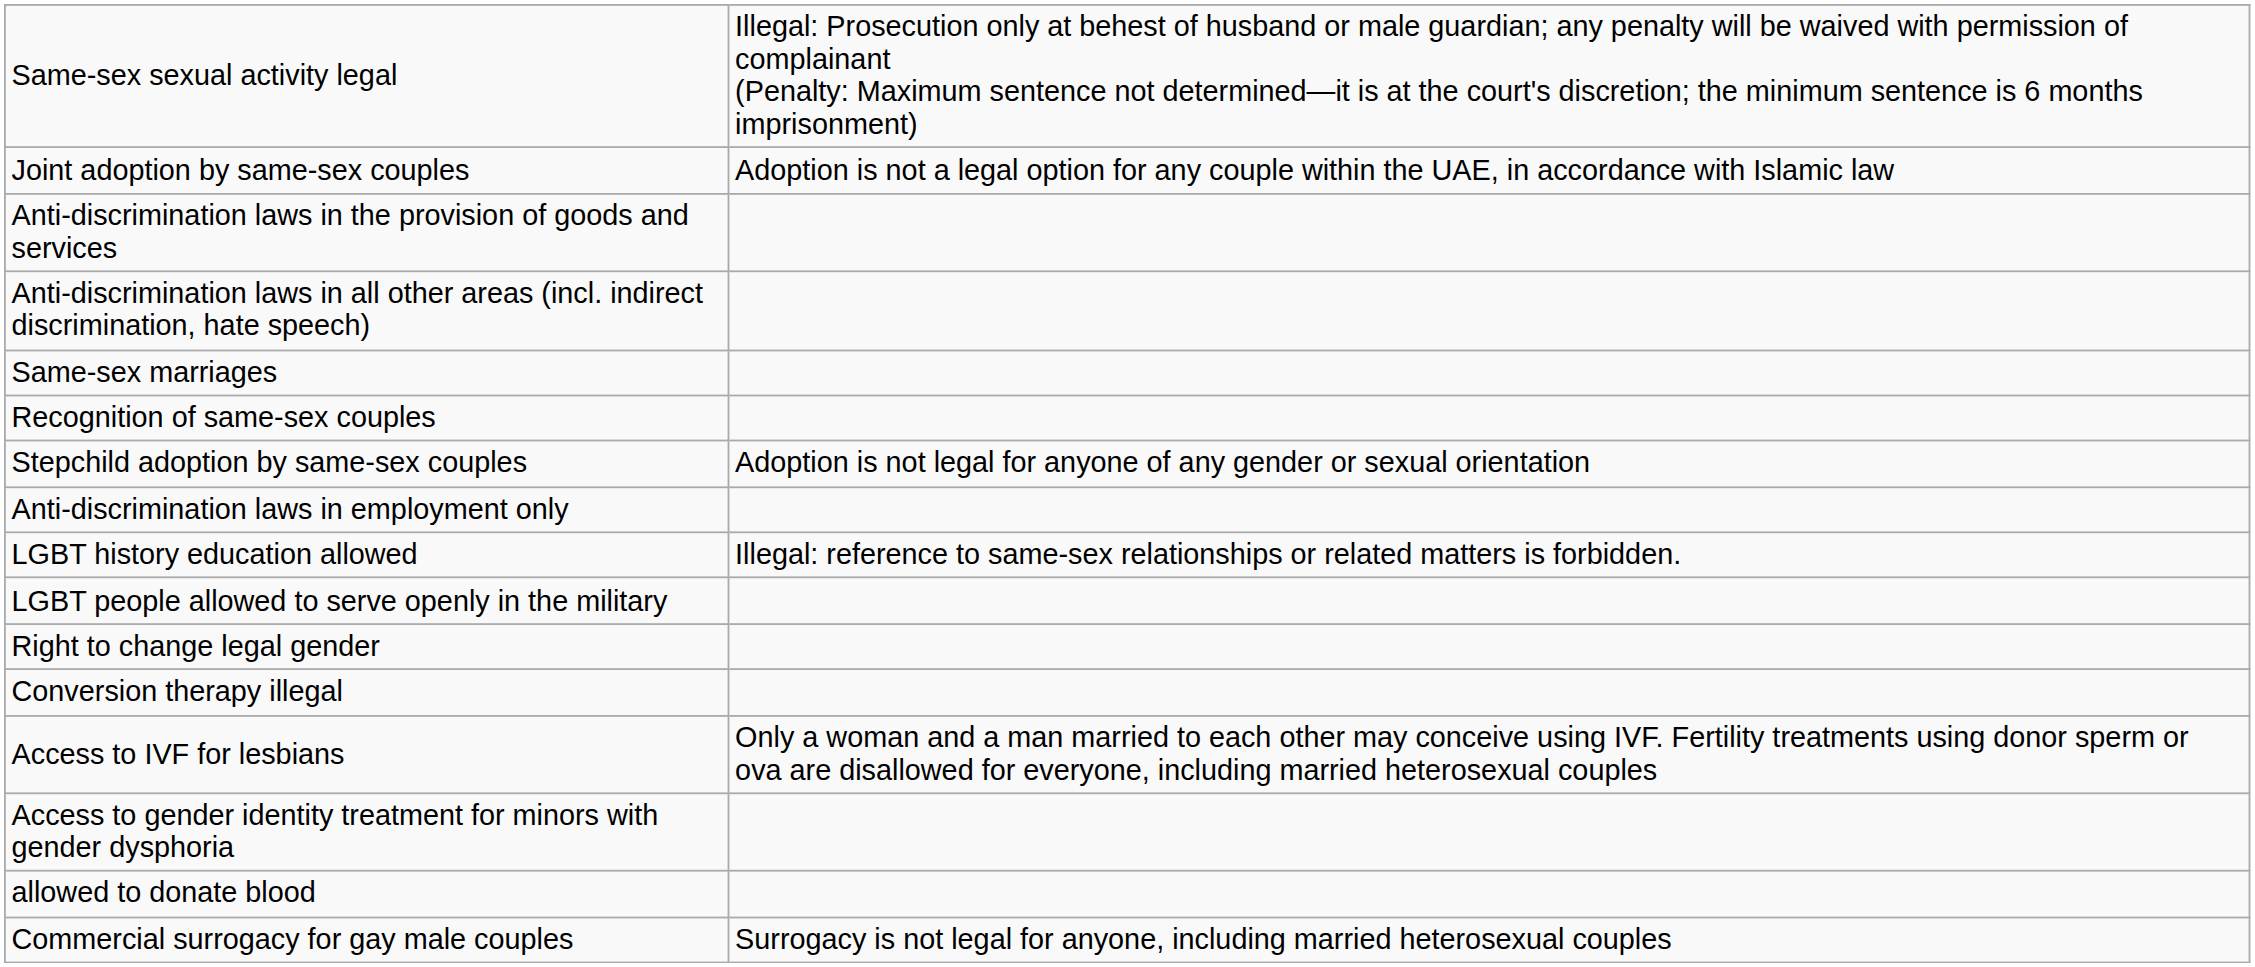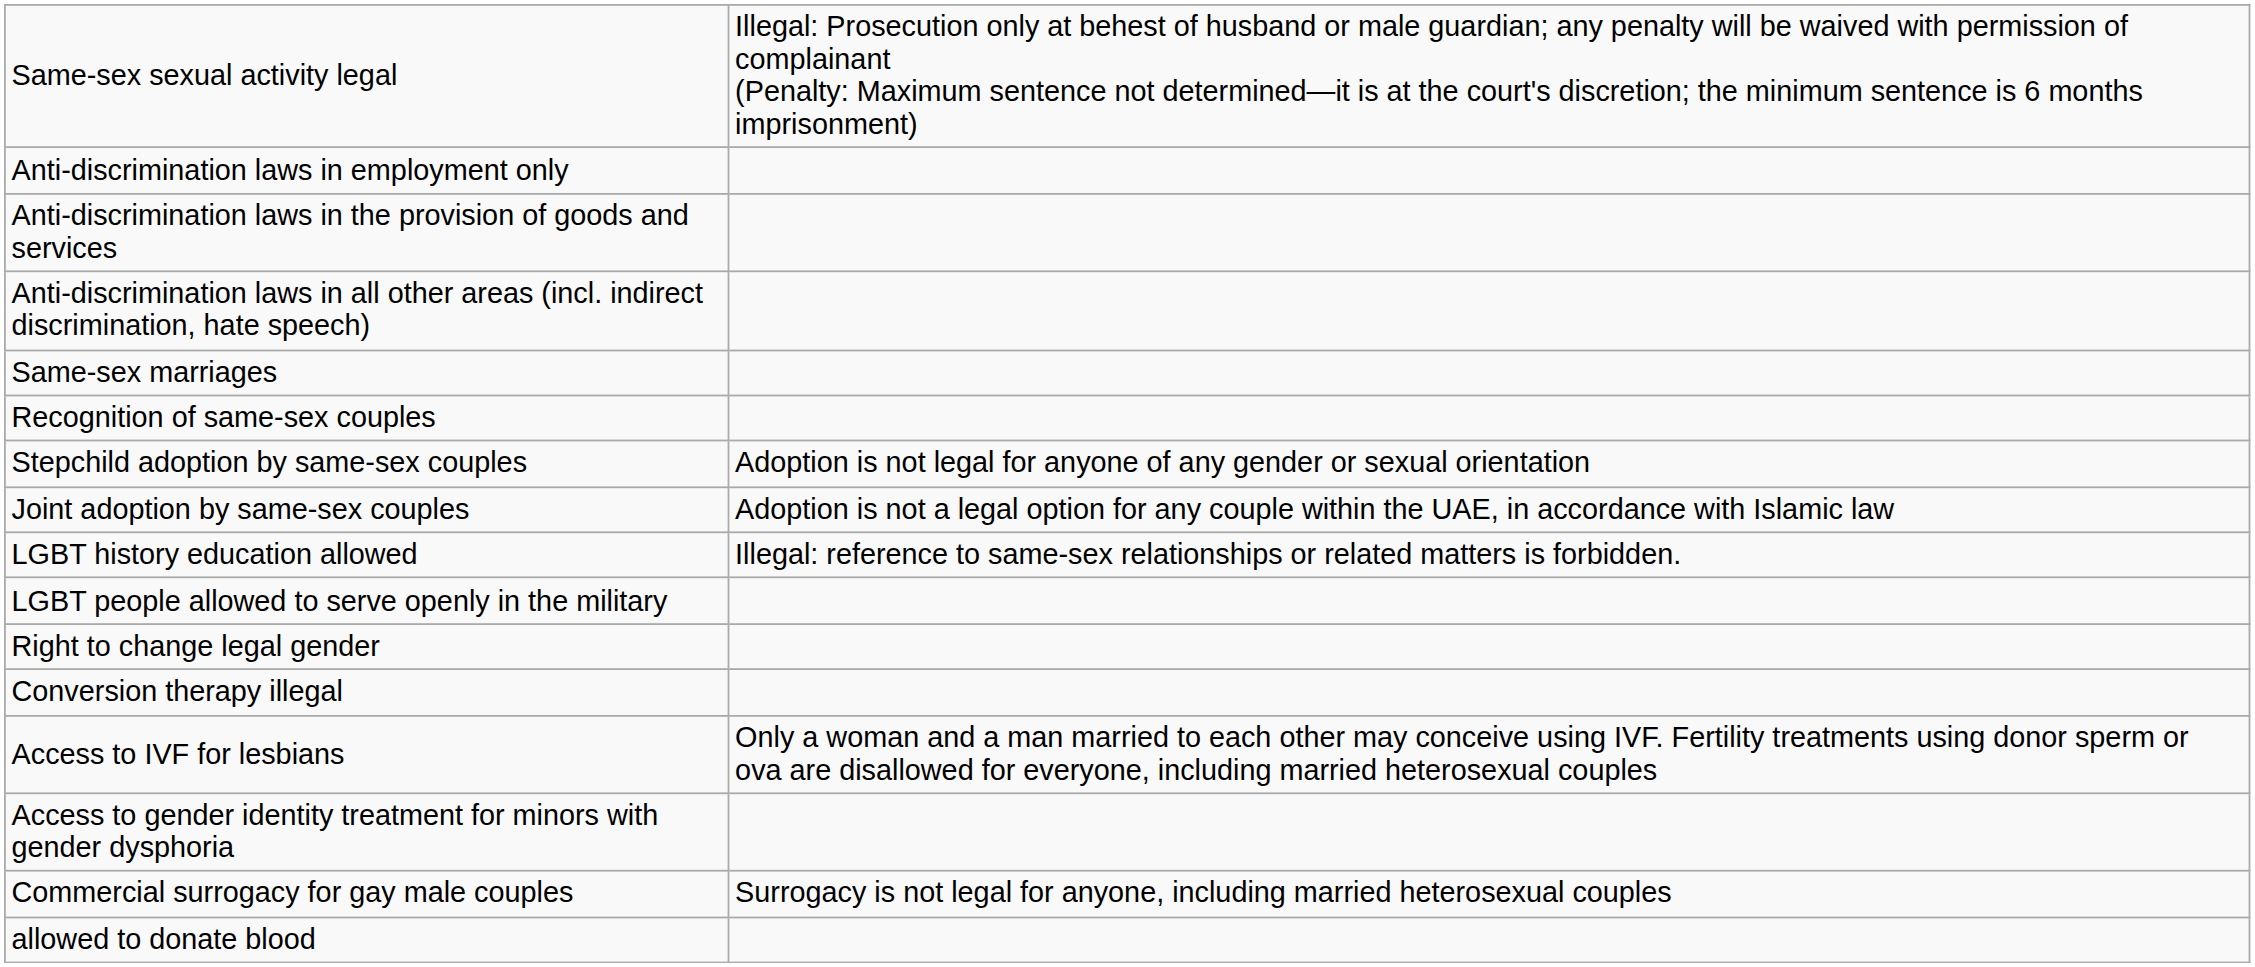rows swapped: (290, 509) <-> (240, 170)
rows swapped: (292, 939) <-> (164, 893)
